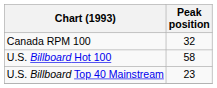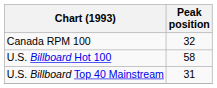(189, 74) 23 -> (189, 74) 31
